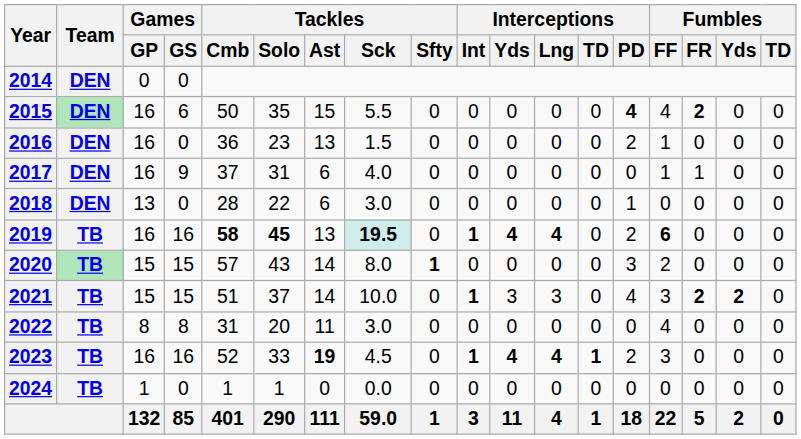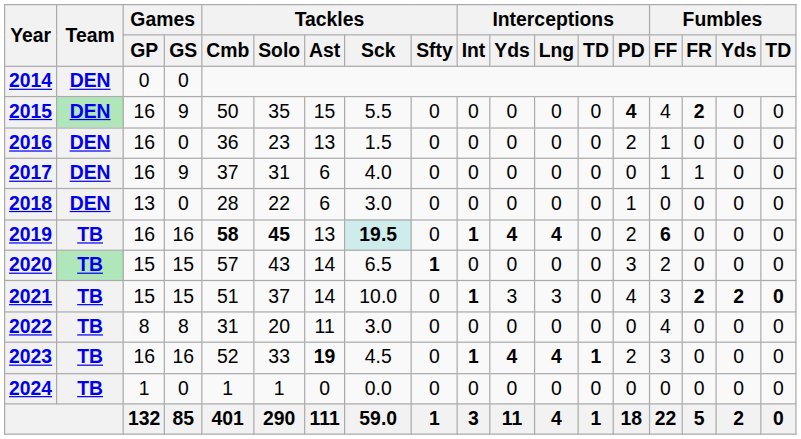(183, 111) 6 -> (183, 111) 9
(378, 265) 8.0 -> (378, 265) 6.5
(778, 296) normal -> (778, 296) bold
